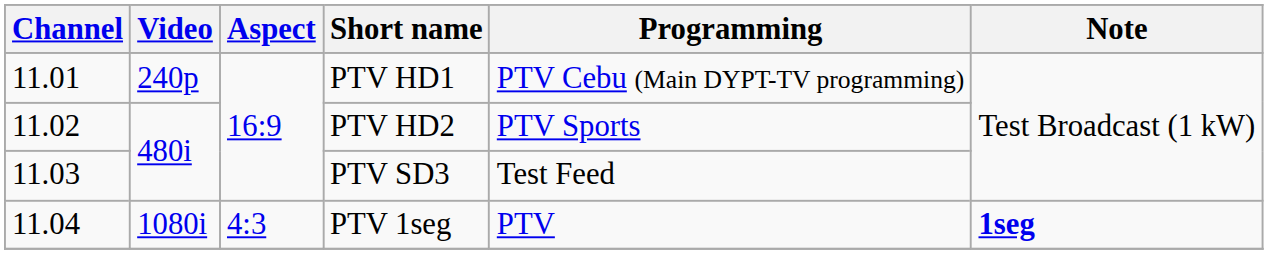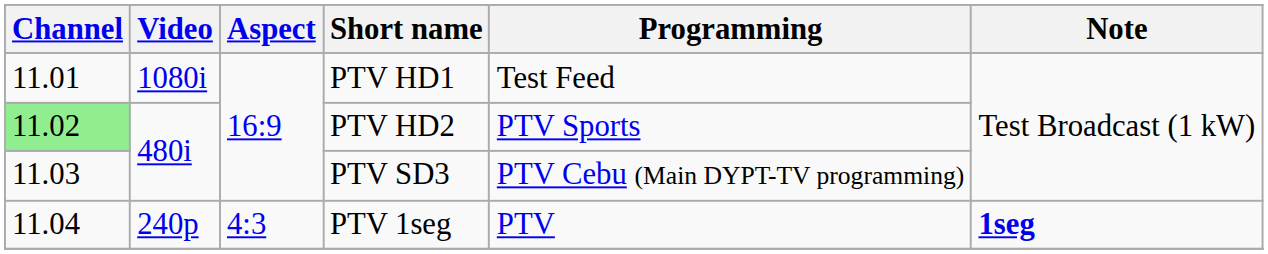(168, 77) 240p -> (172, 77) 1080i
(731, 77) PTV Cebu (Main DYPT-TV programming) -> (556, 77) Test Feed
(46, 126) no background -> (46, 126) lightgreen background
(556, 175) Test Feed -> (731, 175) PTV Cebu (Main DYPT-TV programming)
(172, 223) 1080i -> (168, 223) 240p
